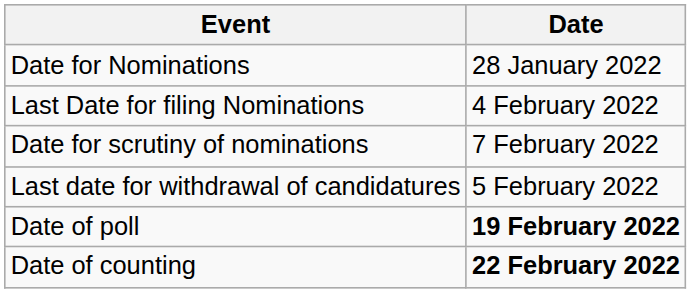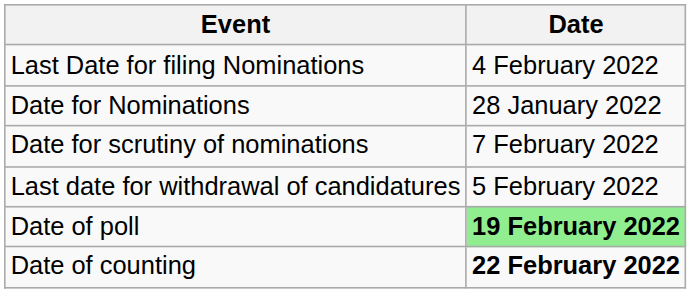rows swapped: (130, 65) <-> (187, 105)
(576, 226) no background -> (576, 226) lightgreen background
